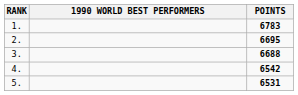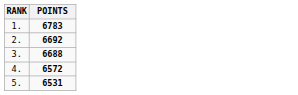- column: (138, 11)
(270, 40) 6695 -> (52, 40) 6692
(270, 69) 6542 -> (52, 69) 6572
